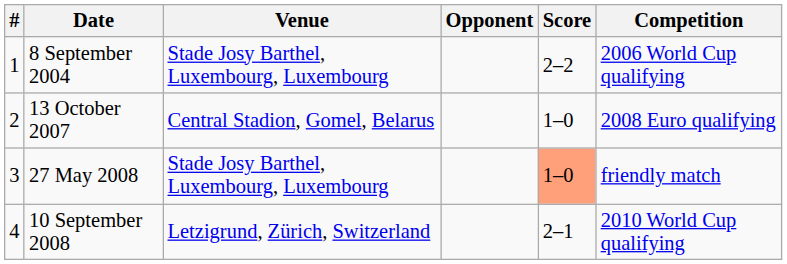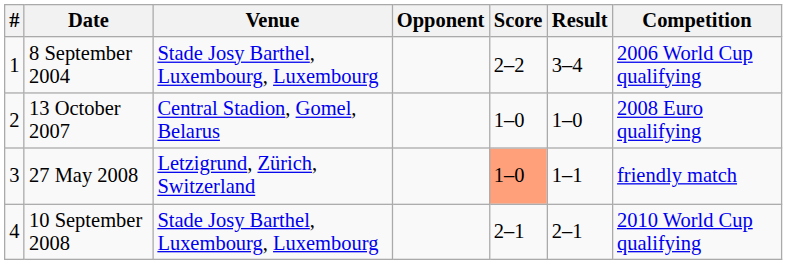+ column: (580, 20)
(278, 175) Stade Josy Barthel, Luxembourg, Luxembourg -> (237, 175) Letzigrund, Zürich, Switzerland
(299, 231) Letzigrund, Zürich, Switzerland -> (268, 231) Stade Josy Barthel, Luxembourg, Luxembourg
